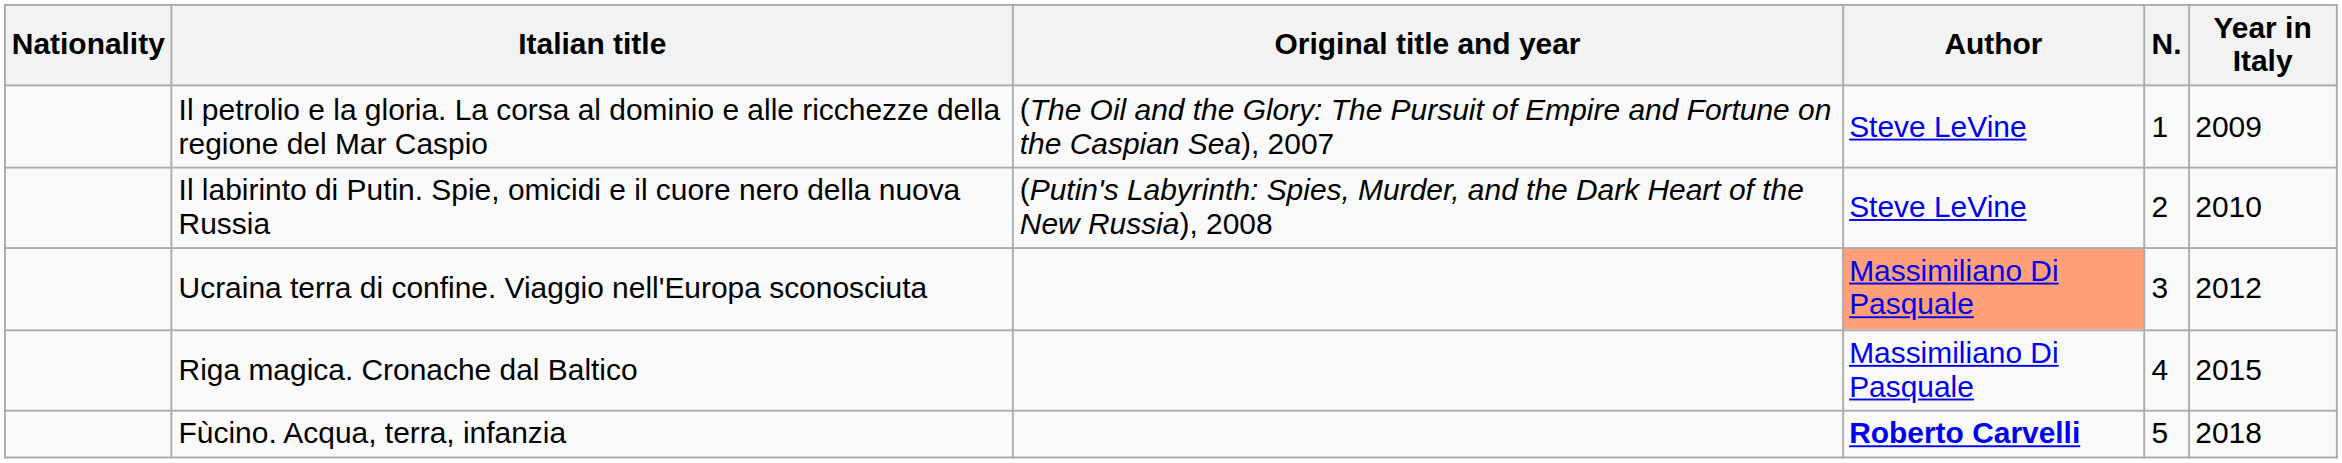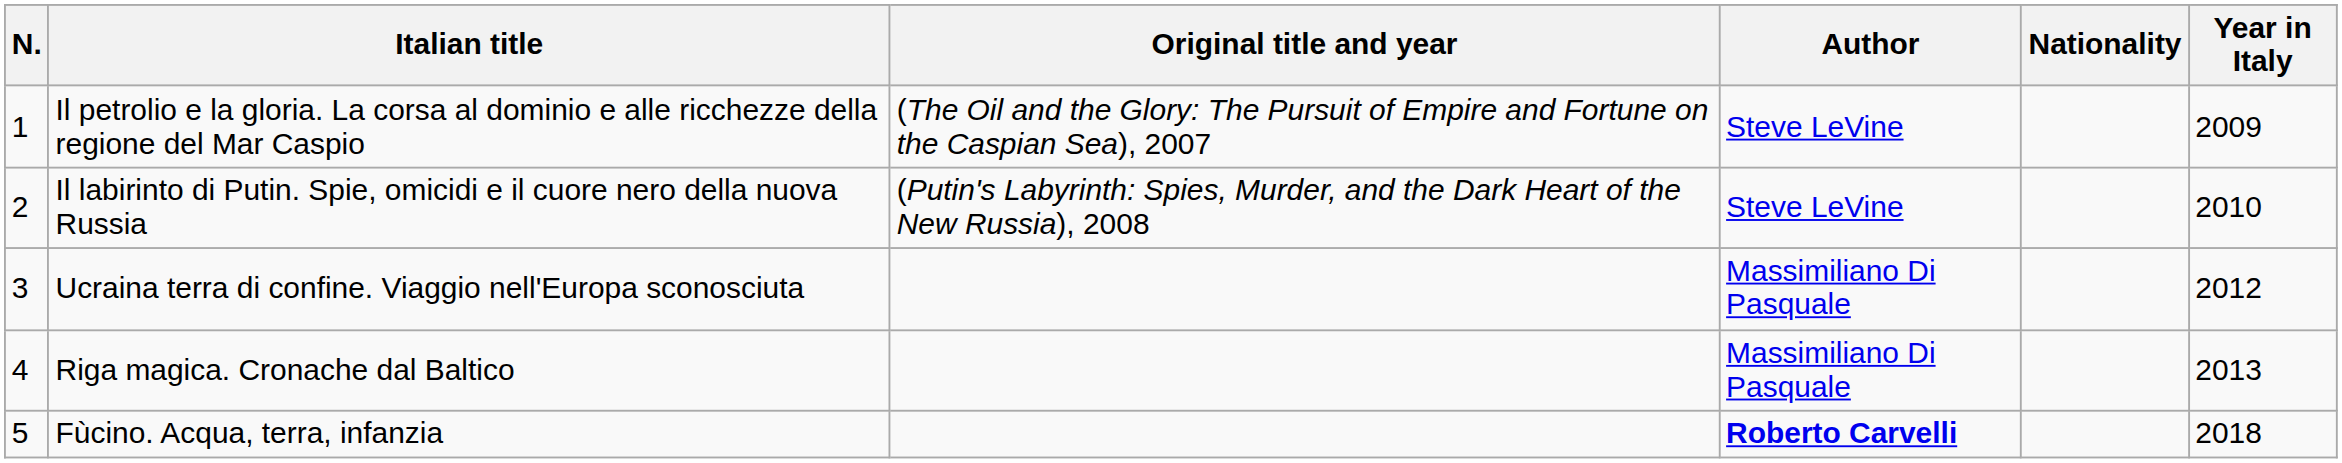columns swapped: (2167, 45) <-> (88, 45)
(1954, 288) lightsalmon background -> (1831, 288) no background
(2229, 369) 2015 -> (2229, 369) 2013
